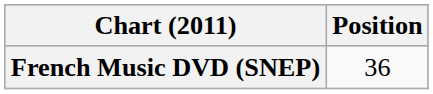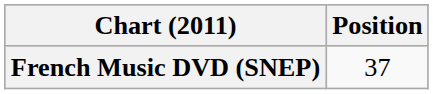(377, 66) 36 -> (377, 66) 37
